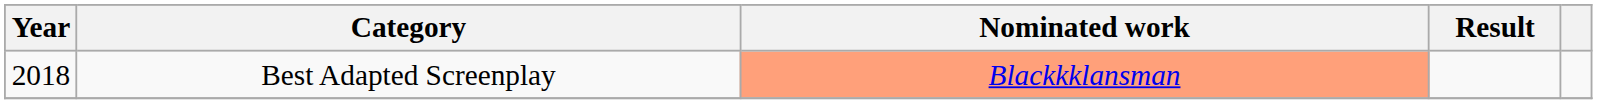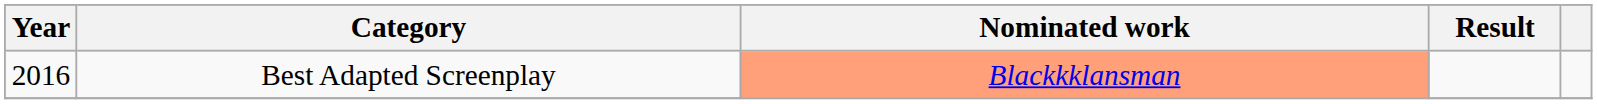(41, 74) 2018 -> (41, 74) 2016
